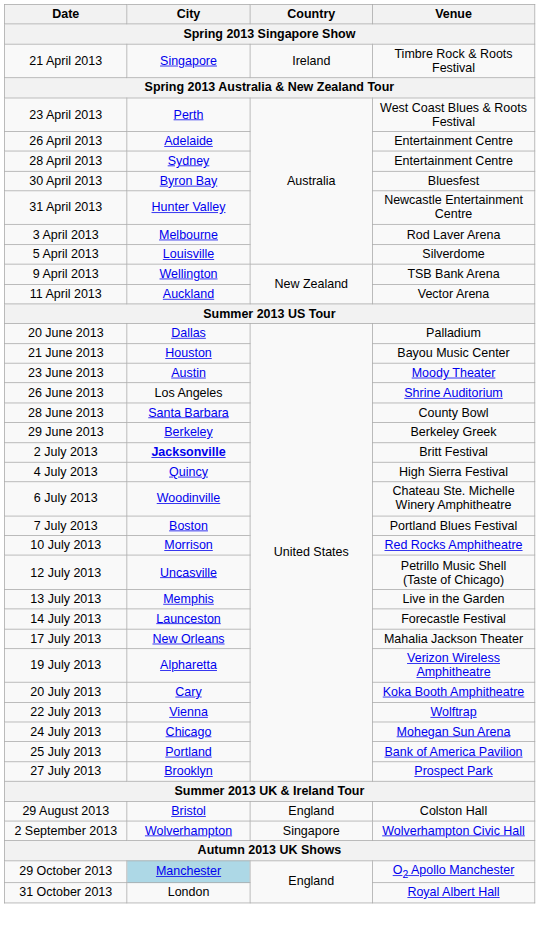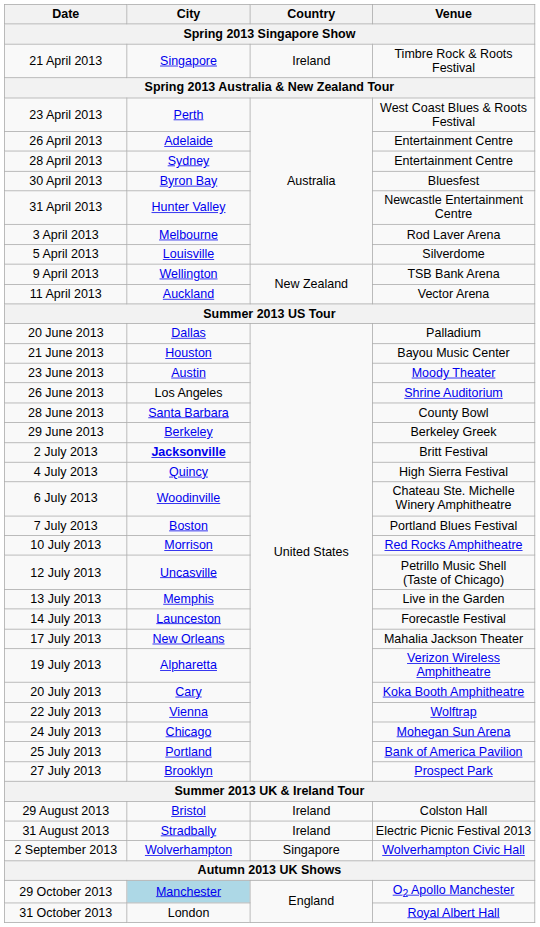(311, 811) England -> (311, 811) Ireland
+ row: (66, 830)
